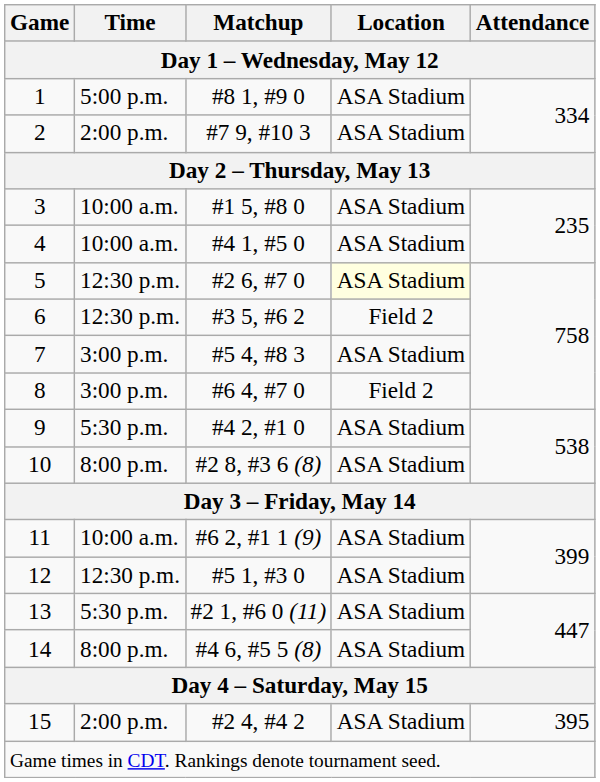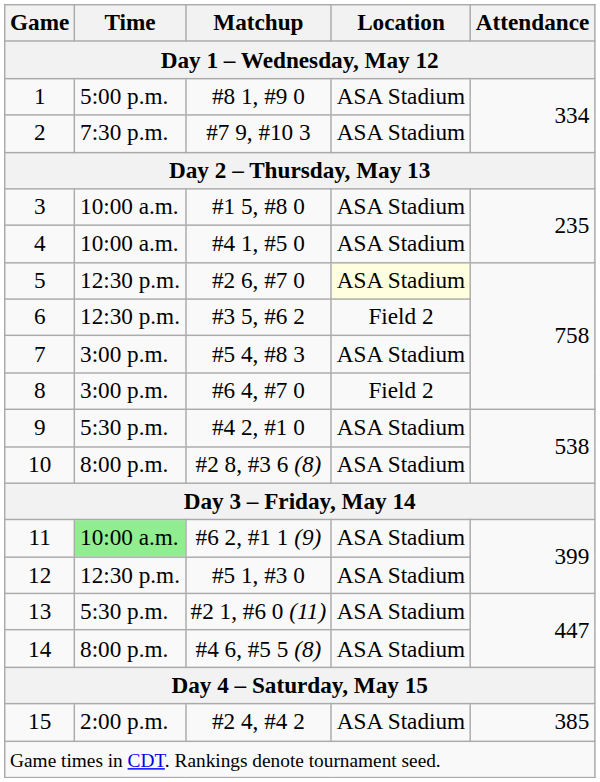(124, 133) 2:00 p.m. -> (124, 133) 7:30 p.m.
(129, 538) no background -> (129, 538) lightgreen background
(572, 721) 395 -> (572, 721) 385
